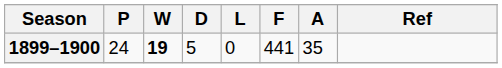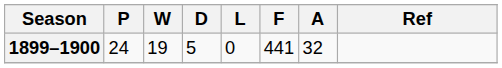(157, 47) bold -> (157, 47) normal
(313, 47) 35 -> (313, 47) 32
